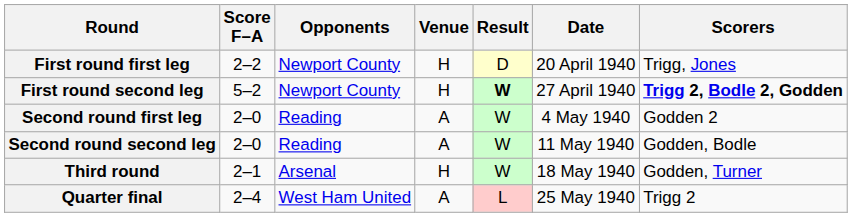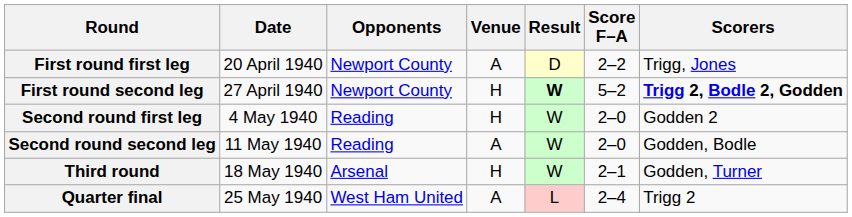columns swapped: (586, 27) <-> (247, 27)
(444, 63) H -> (496, 63) A
(444, 117) A -> (496, 117) H
